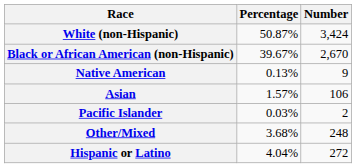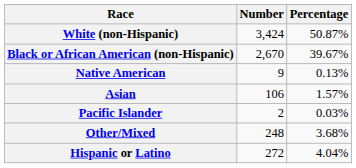columns swapped: (326, 14) <-> (269, 14)
